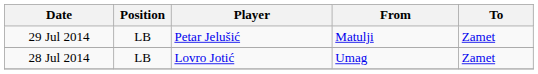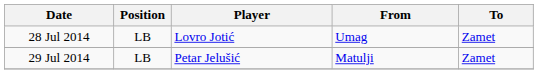rows swapped: (59, 58) <-> (59, 37)
